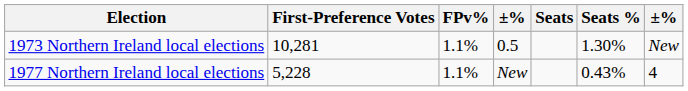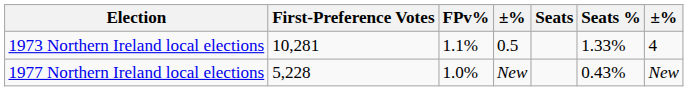(603, 45) 1.30% -> (603, 45) 1.33%
(664, 45) New -> (653, 45) 4
(460, 72) 1.1% -> (460, 72) 1.0%
(653, 72) 4 -> (664, 72) New
